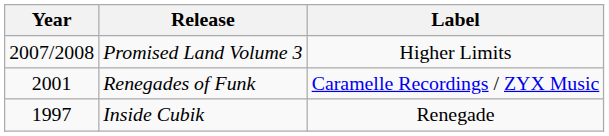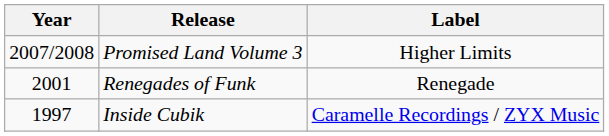(455, 83) Caramelle Recordings / ZYX Music -> (455, 83) Renegade
(455, 114) Renegade -> (455, 114) Caramelle Recordings / ZYX Music
